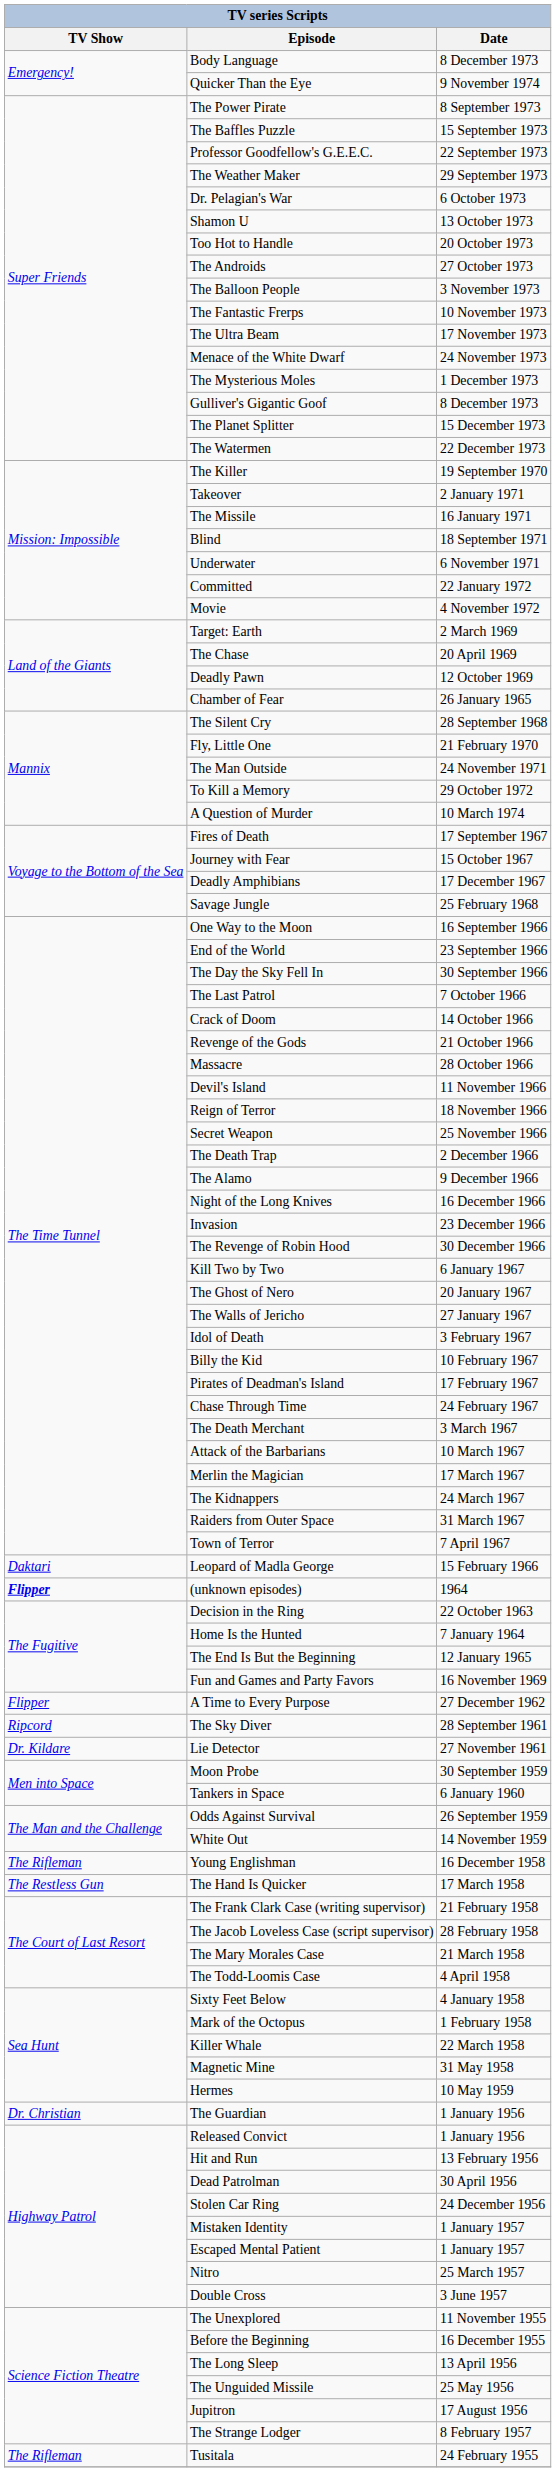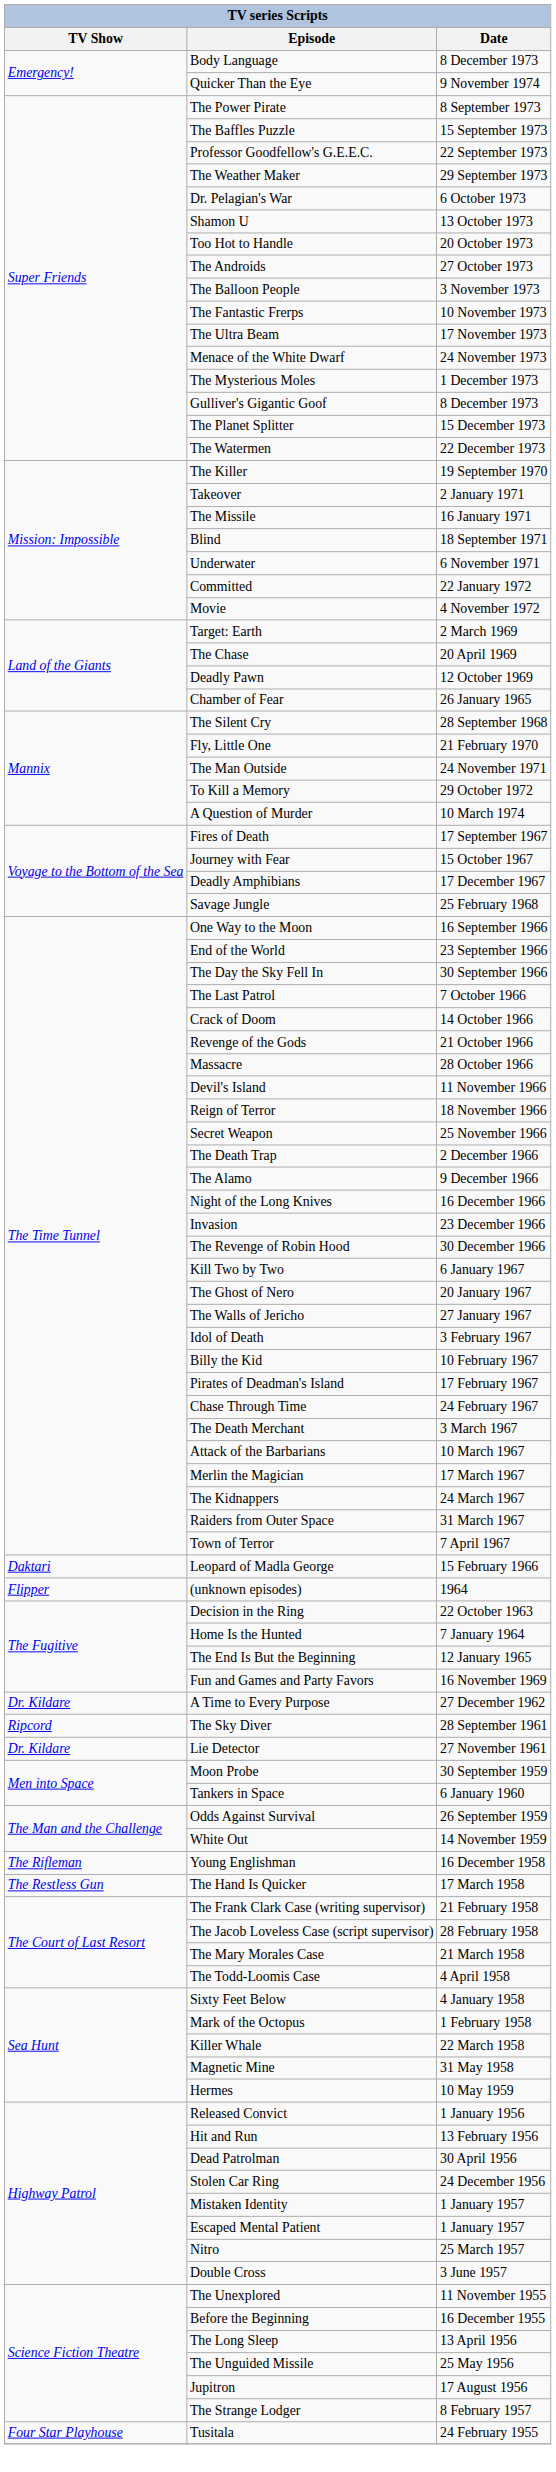(29, 1589) bold -> (28, 1589) normal
(28, 1703) Flipper -> (39, 1703) Dr. Kildare
- row: (228, 2113)
(45, 2455) The Rifleman -> (65, 2433) Four Star Playhouse
